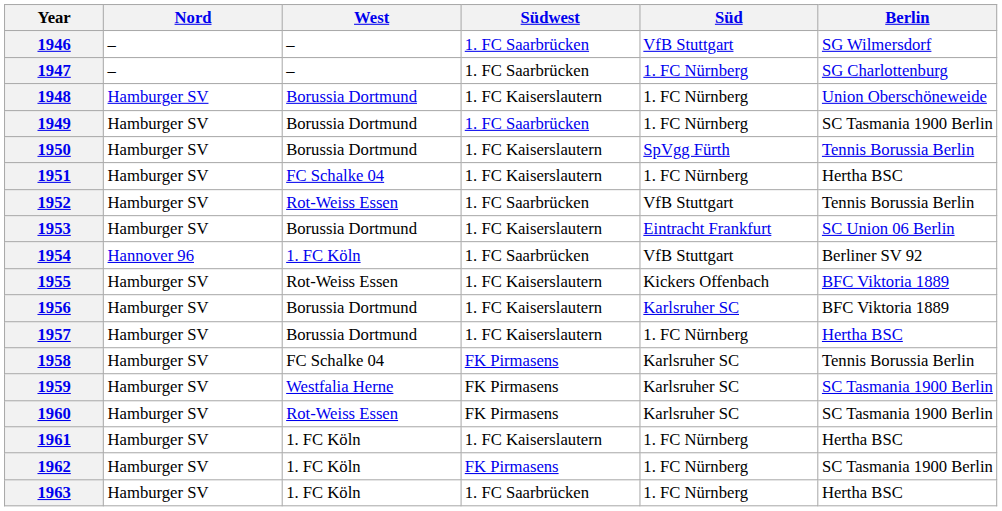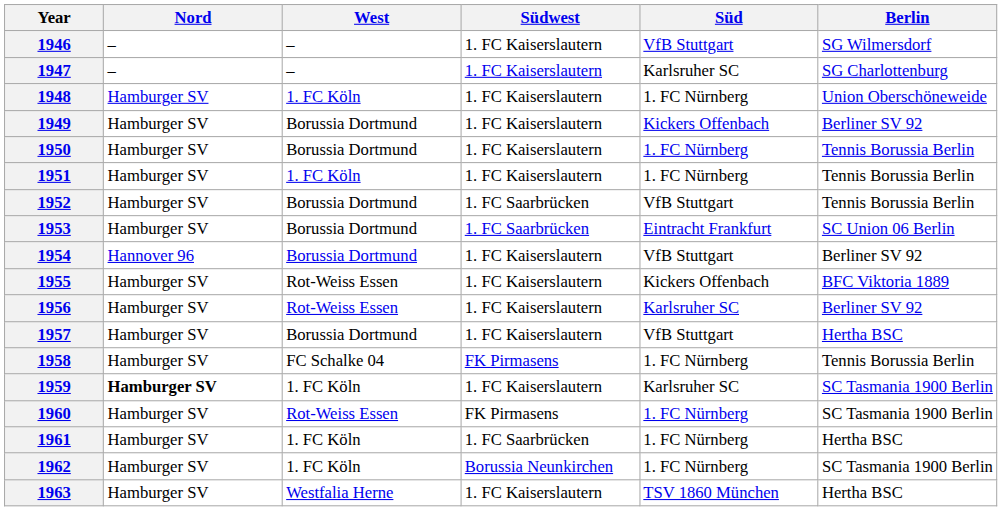(527, 44) 1. FC Saarbrücken -> (533, 44) 1. FC Kaiserslautern
(527, 70) 1. FC Saarbrücken -> (533, 70) 1. FC Kaiserslautern
(696, 70) 1. FC Nürnberg -> (691, 70) Karlsruher SC
(352, 96) Borussia Dortmund -> (323, 96) 1. FC Köln
(527, 123) 1. FC Saarbrücken -> (533, 123) 1. FC Kaiserslautern
(696, 123) 1. FC Nürnberg -> (706, 123) Kickers Offenbach
(907, 123) SC Tasmania 1900 Berlin -> (872, 123) Berliner SV 92
(687, 149) SpVgg Fürth -> (696, 149) 1. FC Nürnberg
(335, 176) FC Schalke 04 -> (323, 176) 1. FC Köln
(862, 176) Hertha BSC -> (898, 176) Tennis Borussia Berlin
(342, 202) Rot-Weiss Essen -> (352, 202) Borussia Dortmund
(533, 228) 1. FC Kaiserslautern -> (527, 228) 1. FC Saarbrücken
(323, 255) 1. FC Köln -> (352, 255) Borussia Dortmund
(527, 255) 1. FC Saarbrücken -> (533, 255) 1. FC Kaiserslautern
(352, 307) Borussia Dortmund -> (342, 307) Rot-Weiss Essen
(886, 307) BFC Viktoria 1889 -> (872, 307) Berliner SV 92
(696, 334) 1. FC Nürnberg -> (688, 334) VfB Stuttgart
(691, 360) Karlsruher SC -> (696, 360) 1. FC Nürnberg
(158, 387) normal -> (162, 387) bold
(340, 387) Westfalia Herne -> (323, 387) 1. FC Köln
(512, 387) FK Pirmasens -> (533, 387) 1. FC Kaiserslautern
(691, 413) Karlsruher SC -> (696, 413) 1. FC Nürnberg
(533, 439) 1. FC Kaiserslautern -> (527, 439) 1. FC Saarbrücken
(512, 466) FK Pirmasens -> (539, 466) Borussia Neunkirchen
(323, 492) 1. FC Köln -> (340, 492) Westfalia Herne
(527, 492) 1. FC Saarbrücken -> (533, 492) 1. FC Kaiserslautern
(696, 492) 1. FC Nürnberg -> (711, 492) TSV 1860 München
